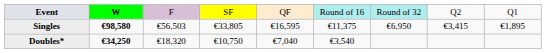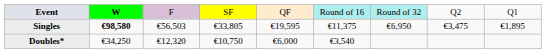(285, 26) €16,595 -> (285, 26) €19,595
(456, 26) €3,415 -> (456, 26) €3,475
(116, 41) bold -> (116, 41) normal
(171, 41) €18,320 -> (171, 41) €12,320
(285, 41) €7,040 -> (285, 41) €6,000
